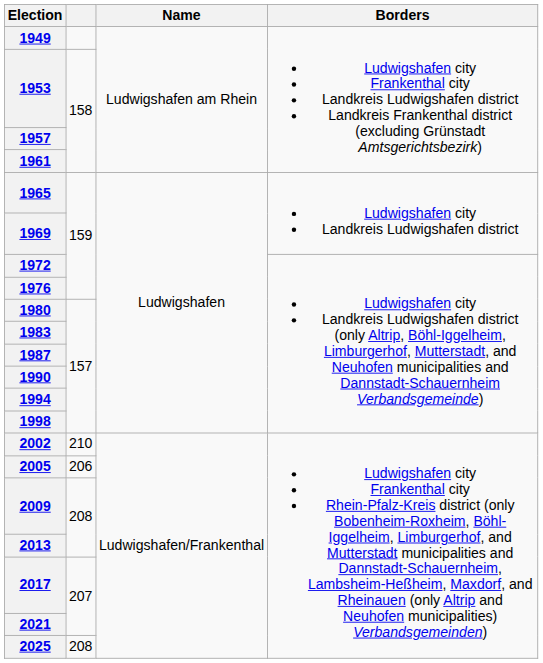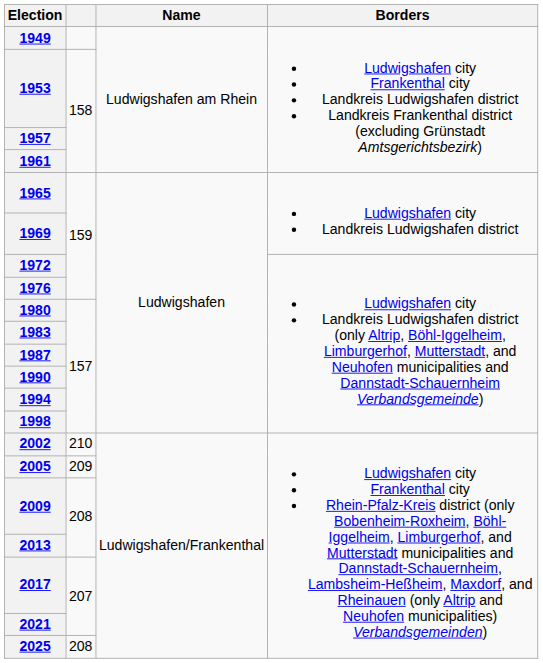(81, 466) 206 -> (81, 466) 209
